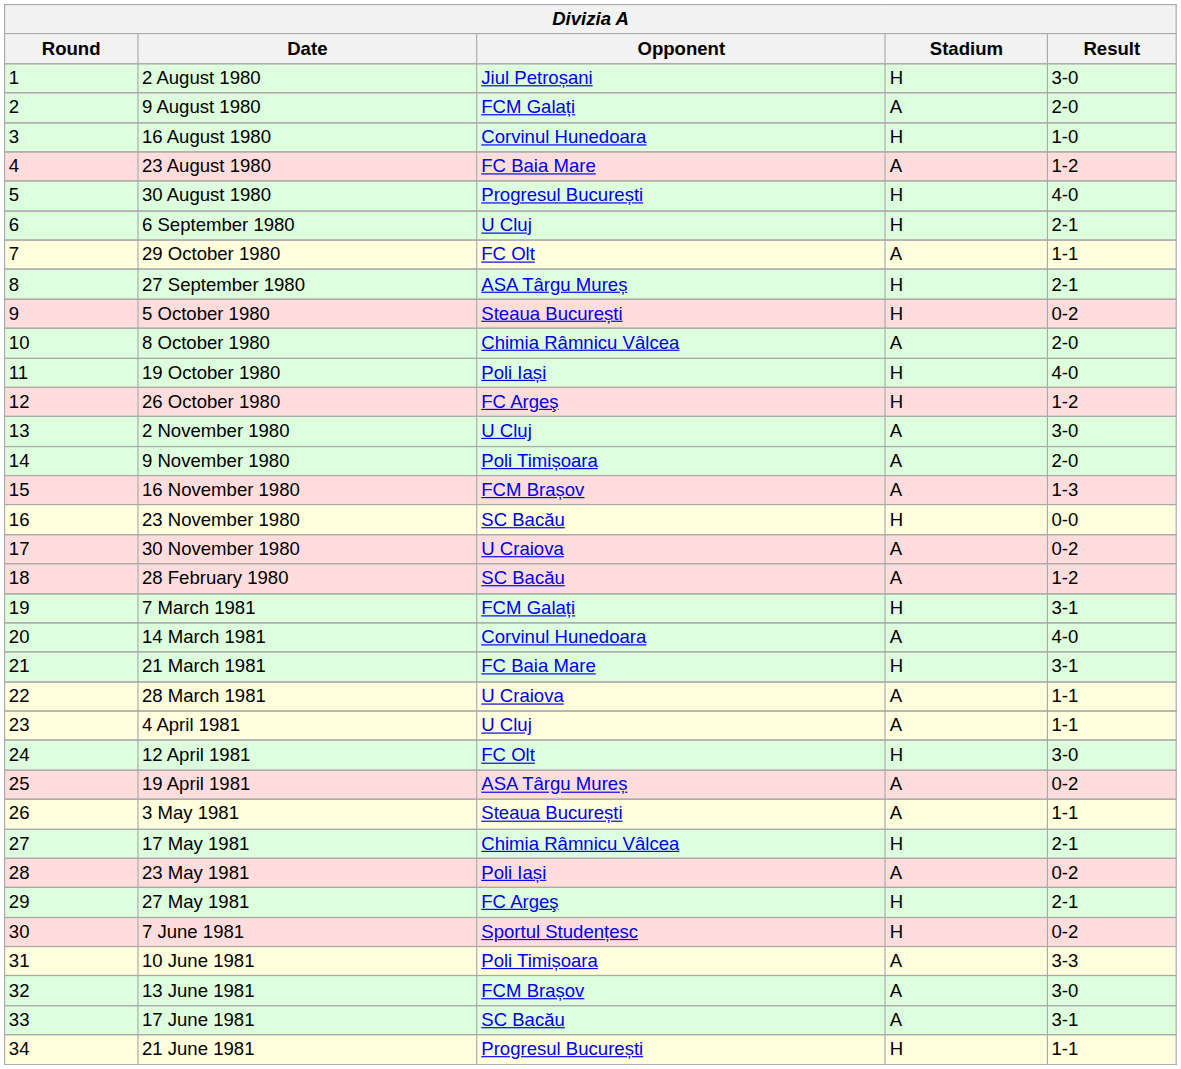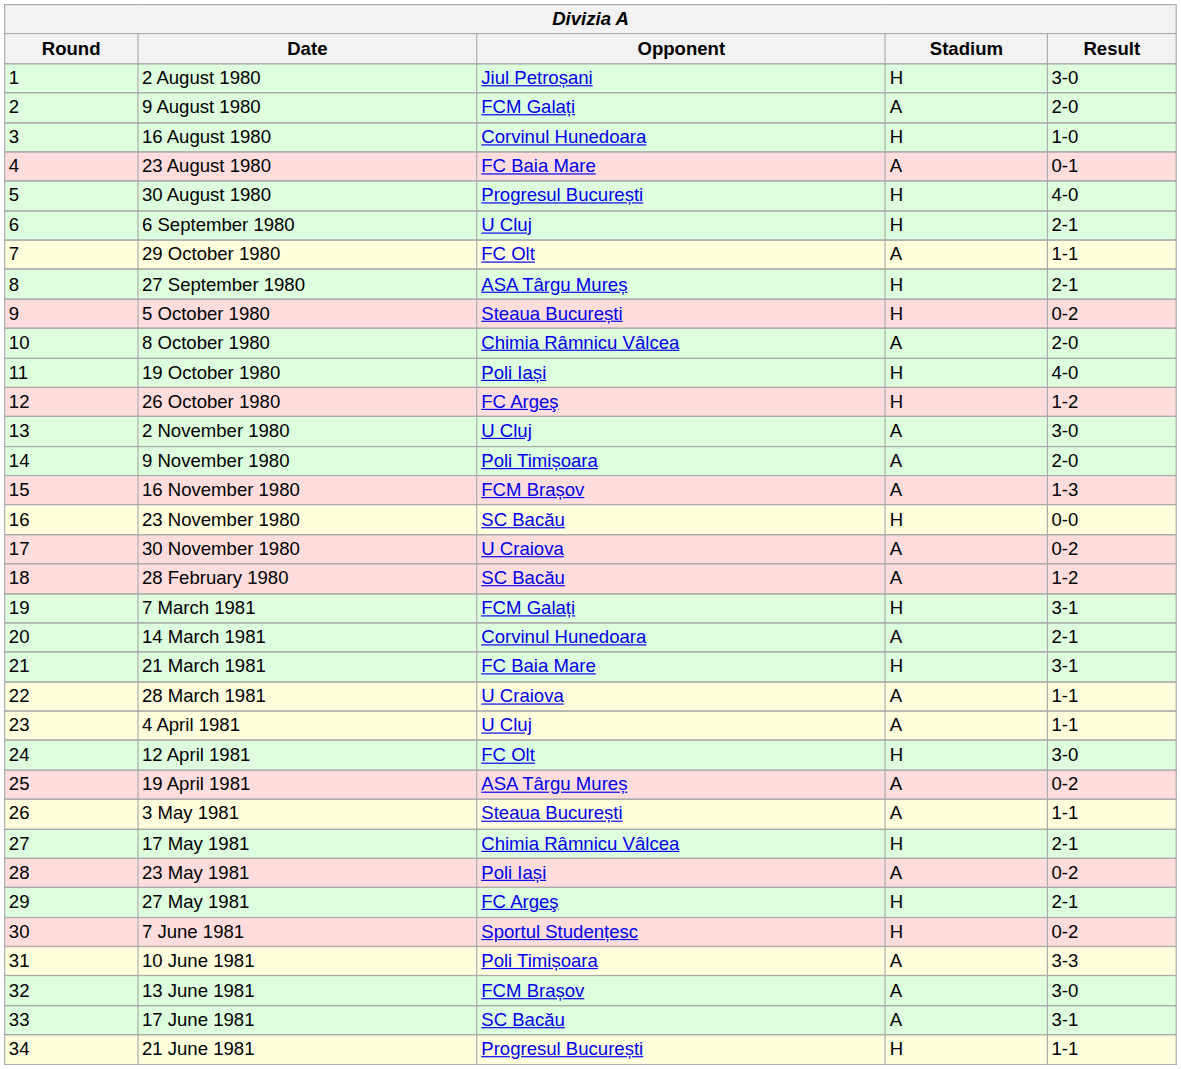(1065, 166) 1-2 -> (1065, 166) 0-1
(1065, 637) 4-0 -> (1065, 637) 2-1
